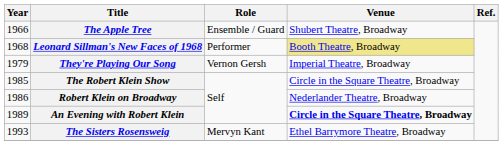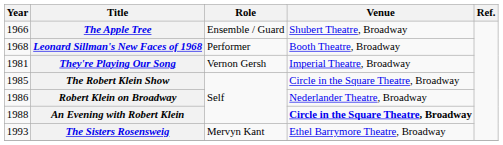(345, 47) khaki background -> (345, 47) no background
(18, 64) 1979 -> (18, 64) 1981
(18, 115) 1989 -> (18, 115) 1988
